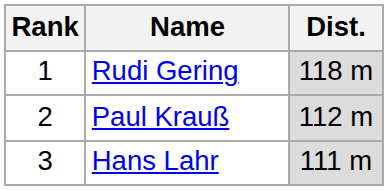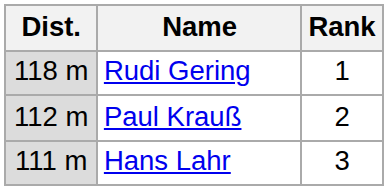columns swapped: (45, 26) <-> (336, 26)
